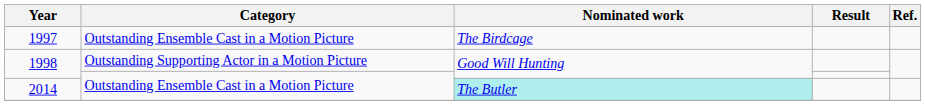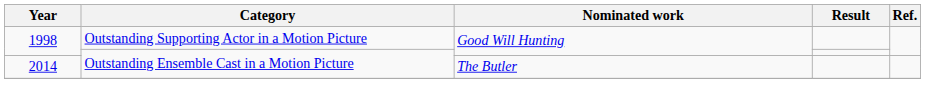- row: (43, 37)
(487, 89) paleturquoise background -> (487, 66) no background
